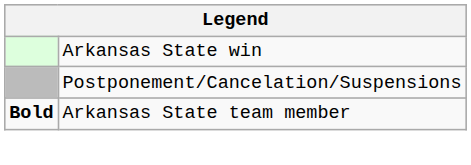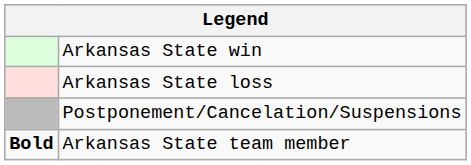+ row: (168, 82)
